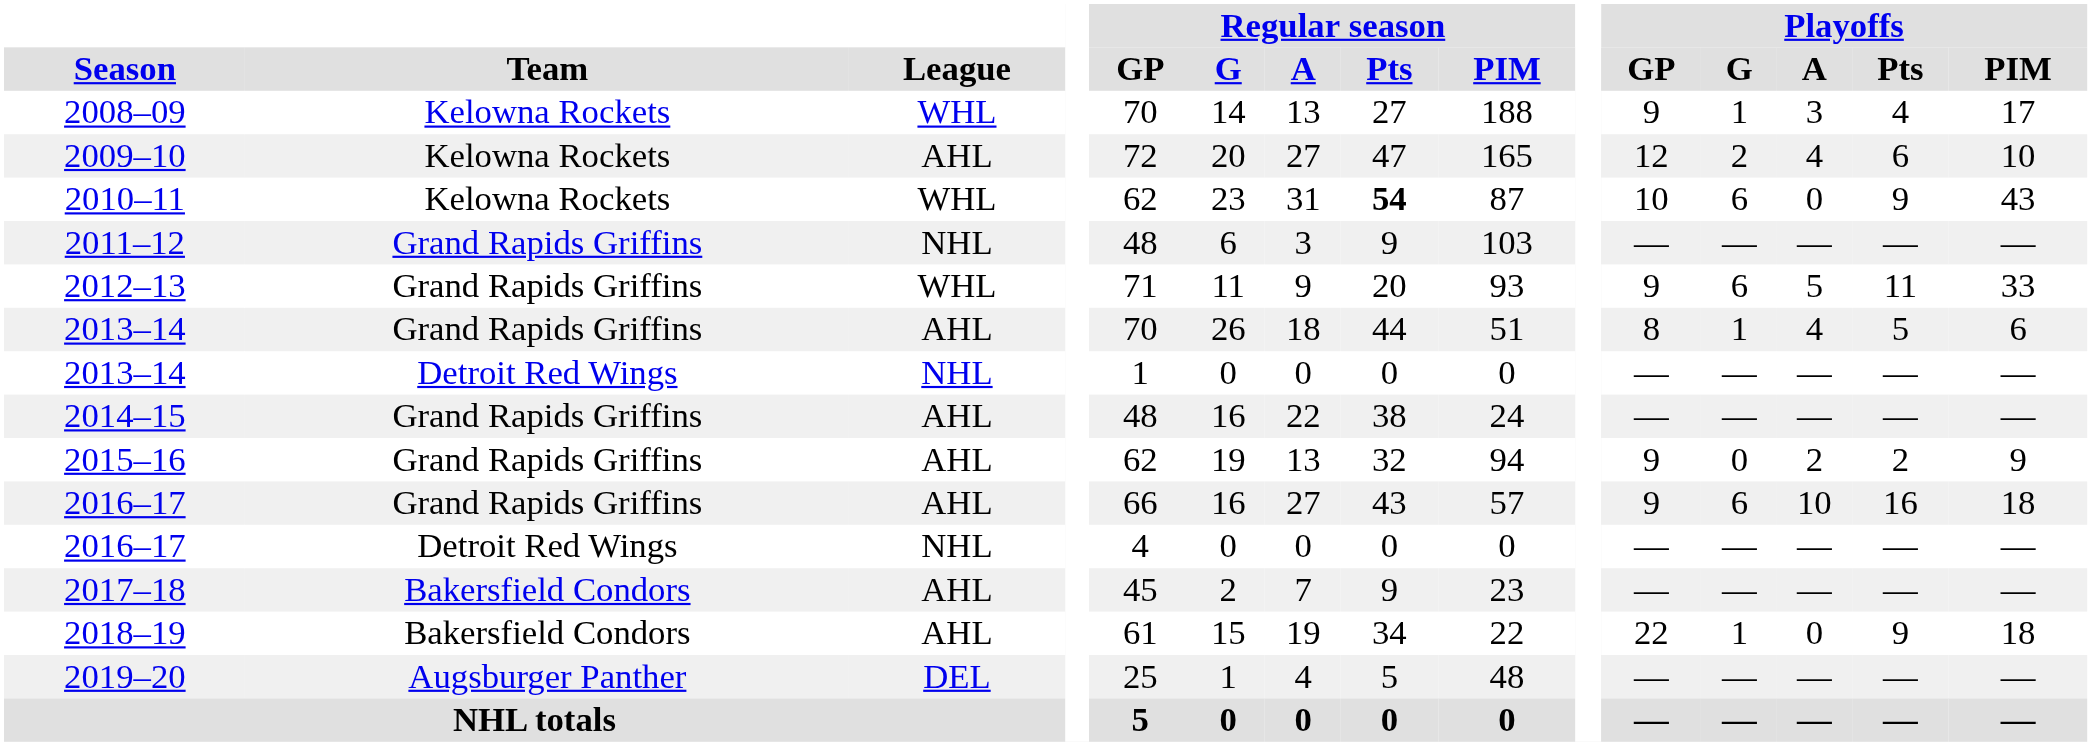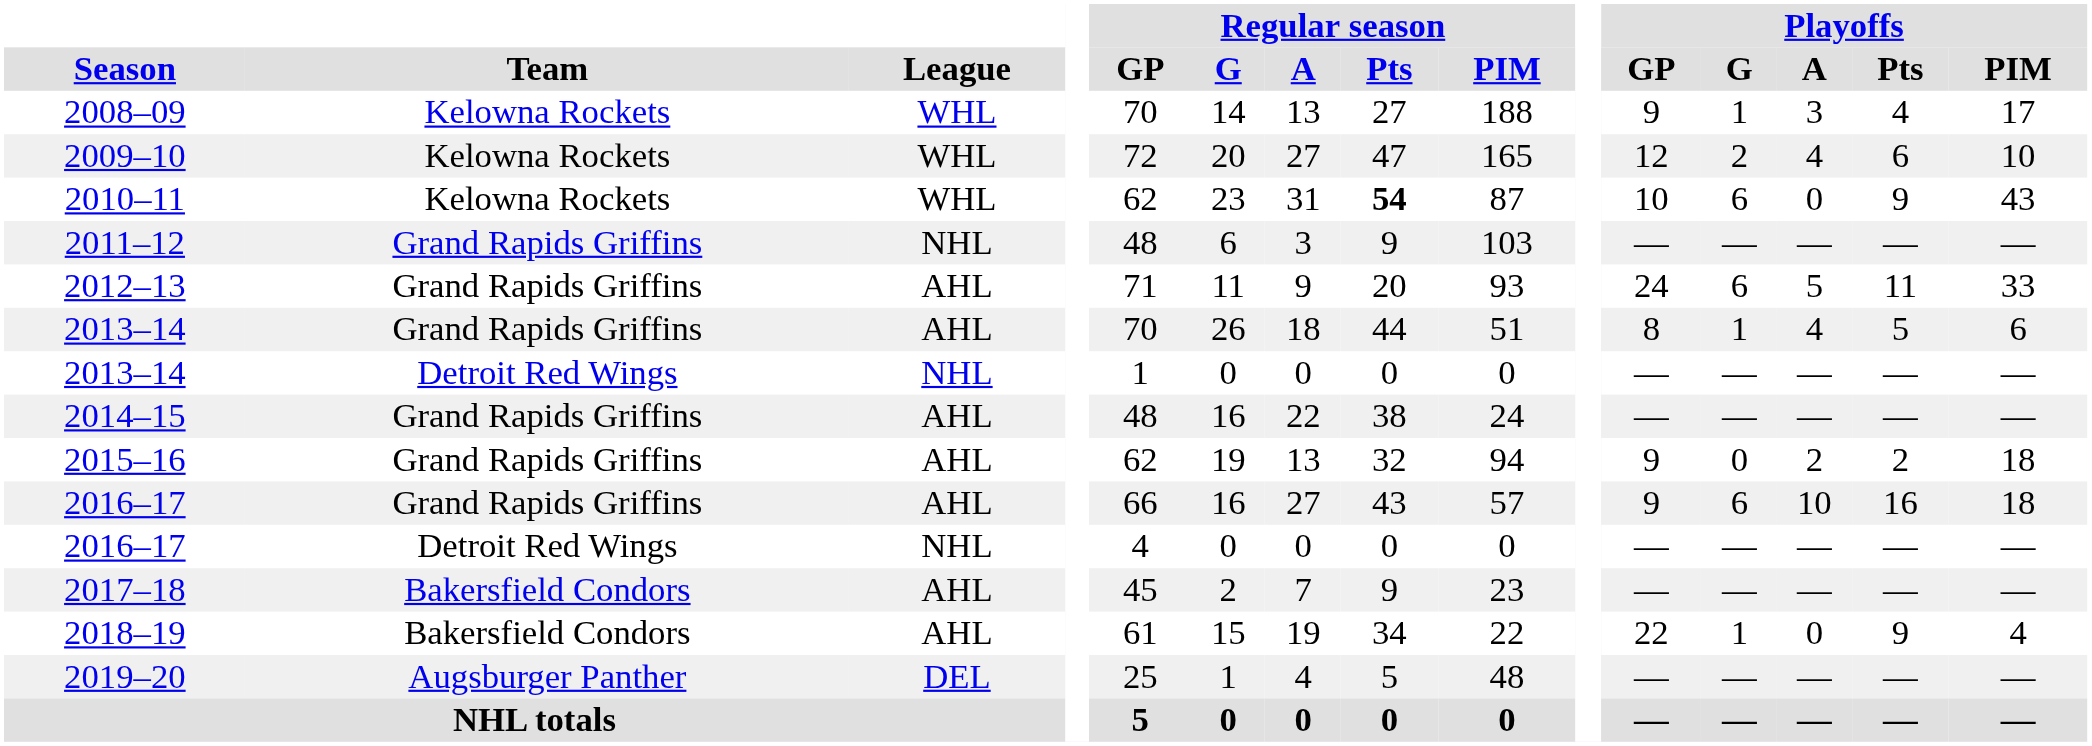(957, 155) AHL -> (957, 155) WHL
(957, 285) WHL -> (957, 285) AHL
(1651, 285) 9 -> (1651, 285) 24
(2018, 459) 9 -> (2018, 459) 18
(2018, 632) 18 -> (2018, 632) 4
